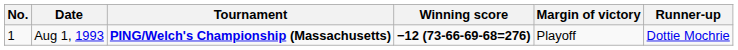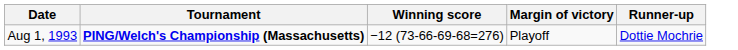- column: (18, 15)
(464, 35) bold -> (437, 35) normal
